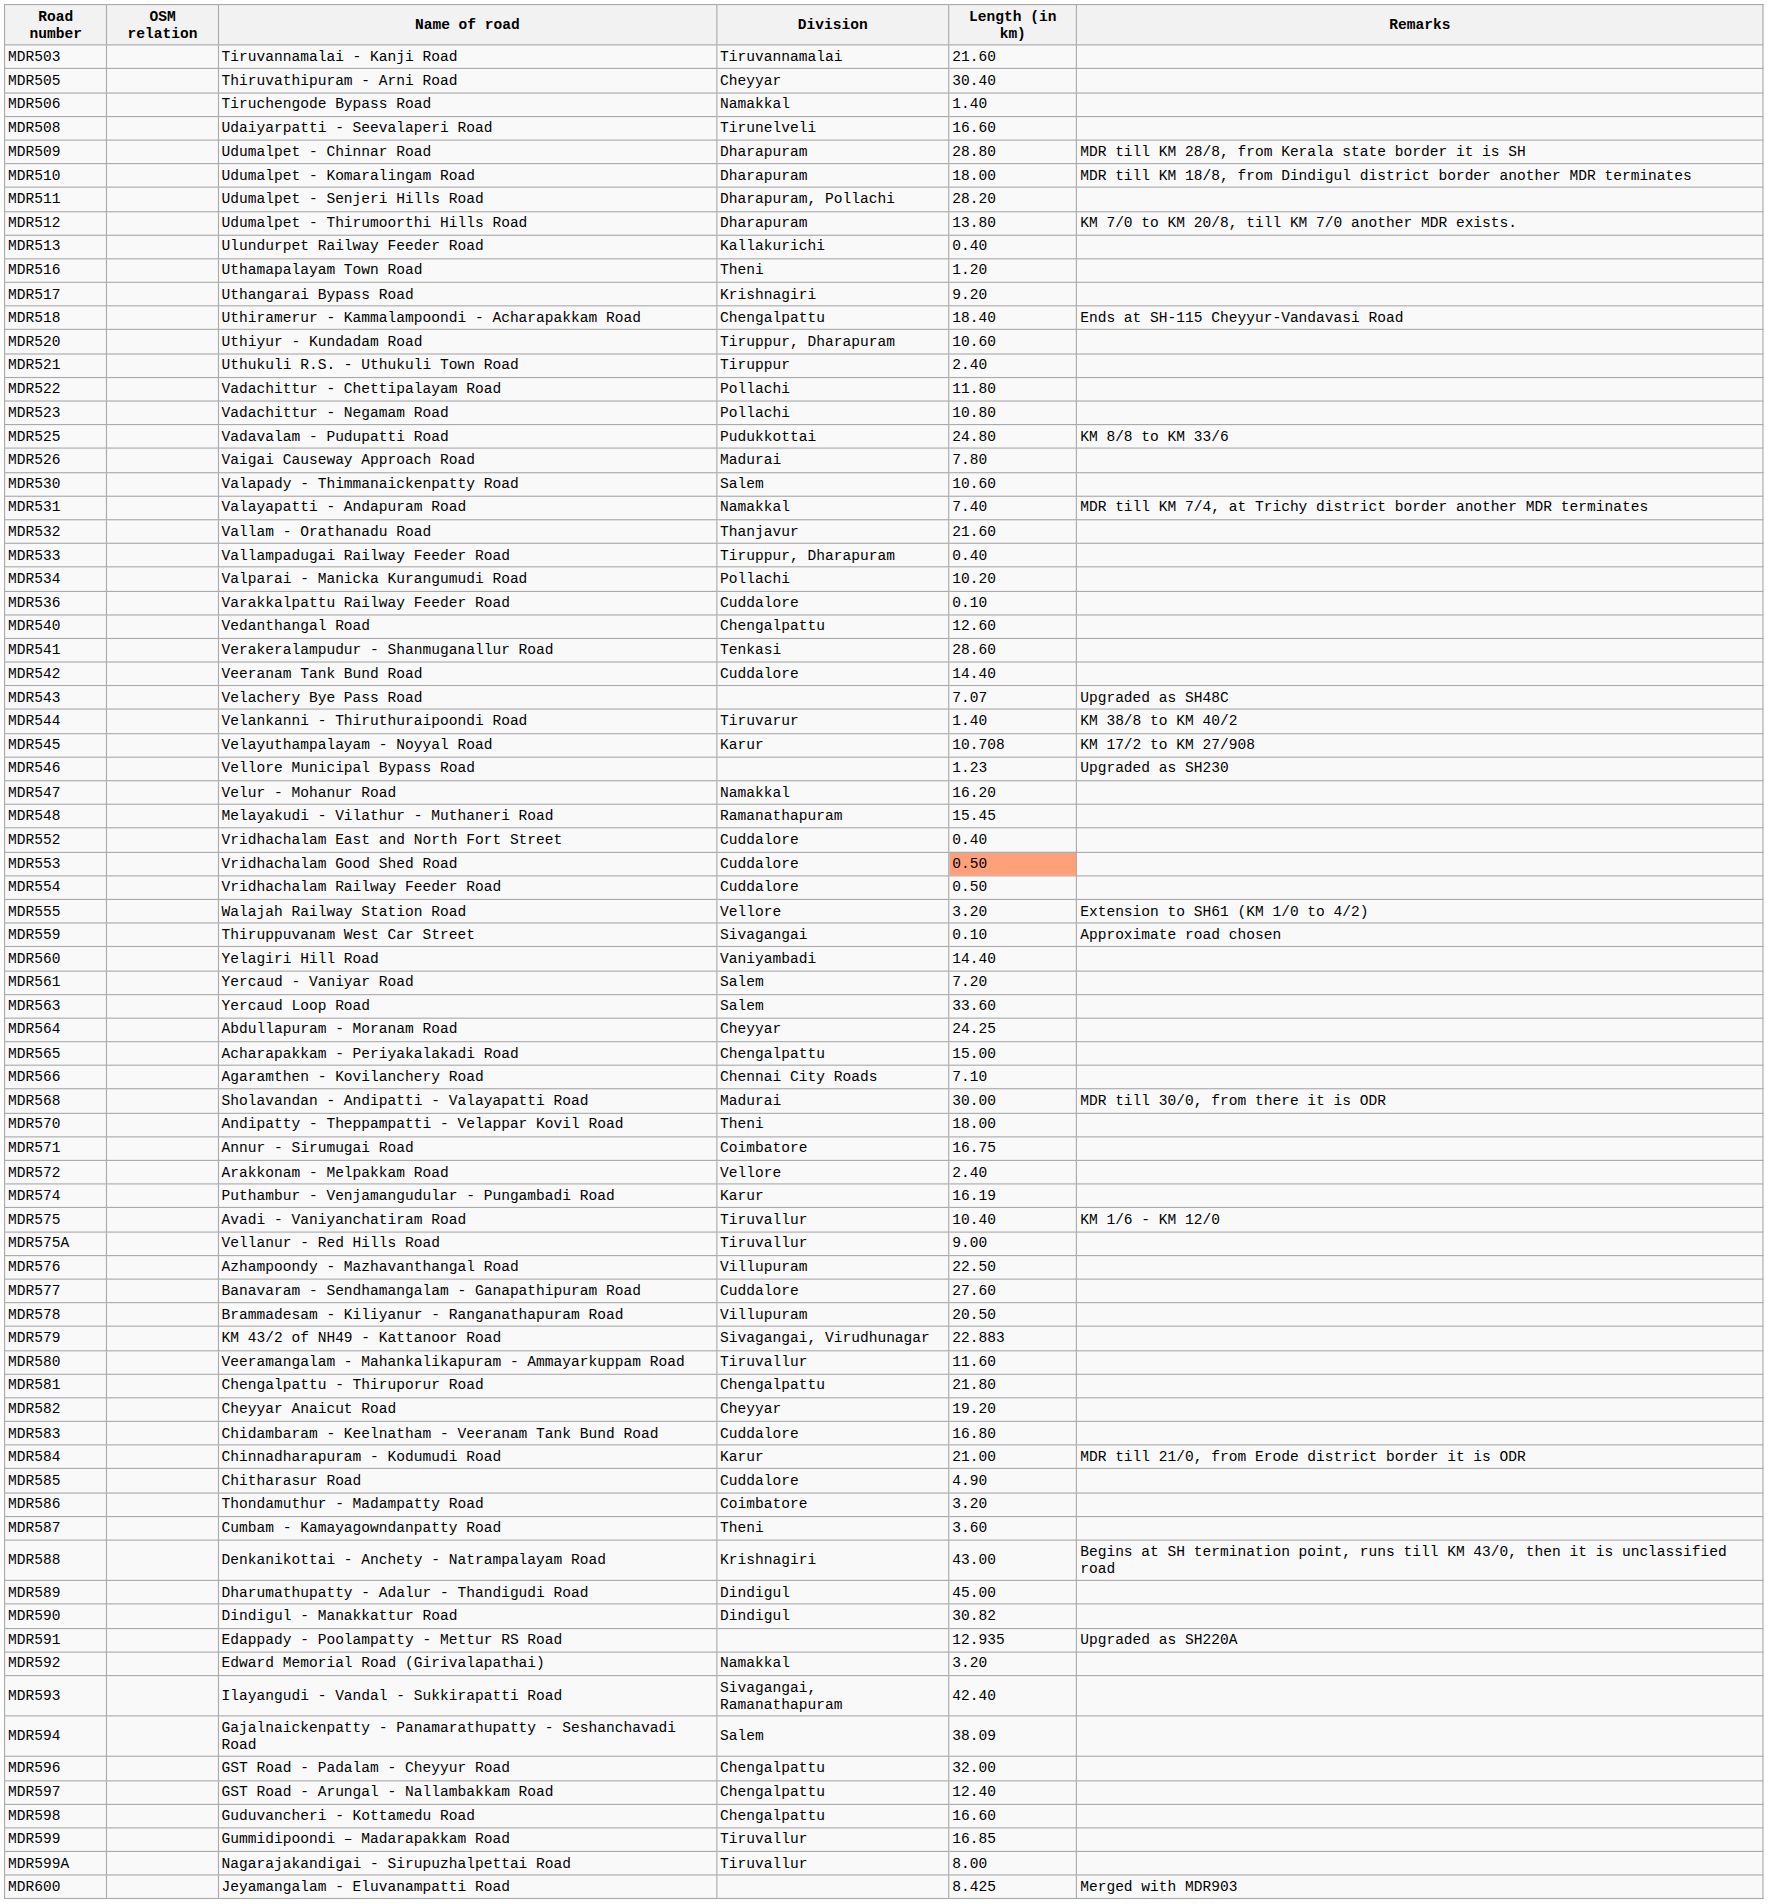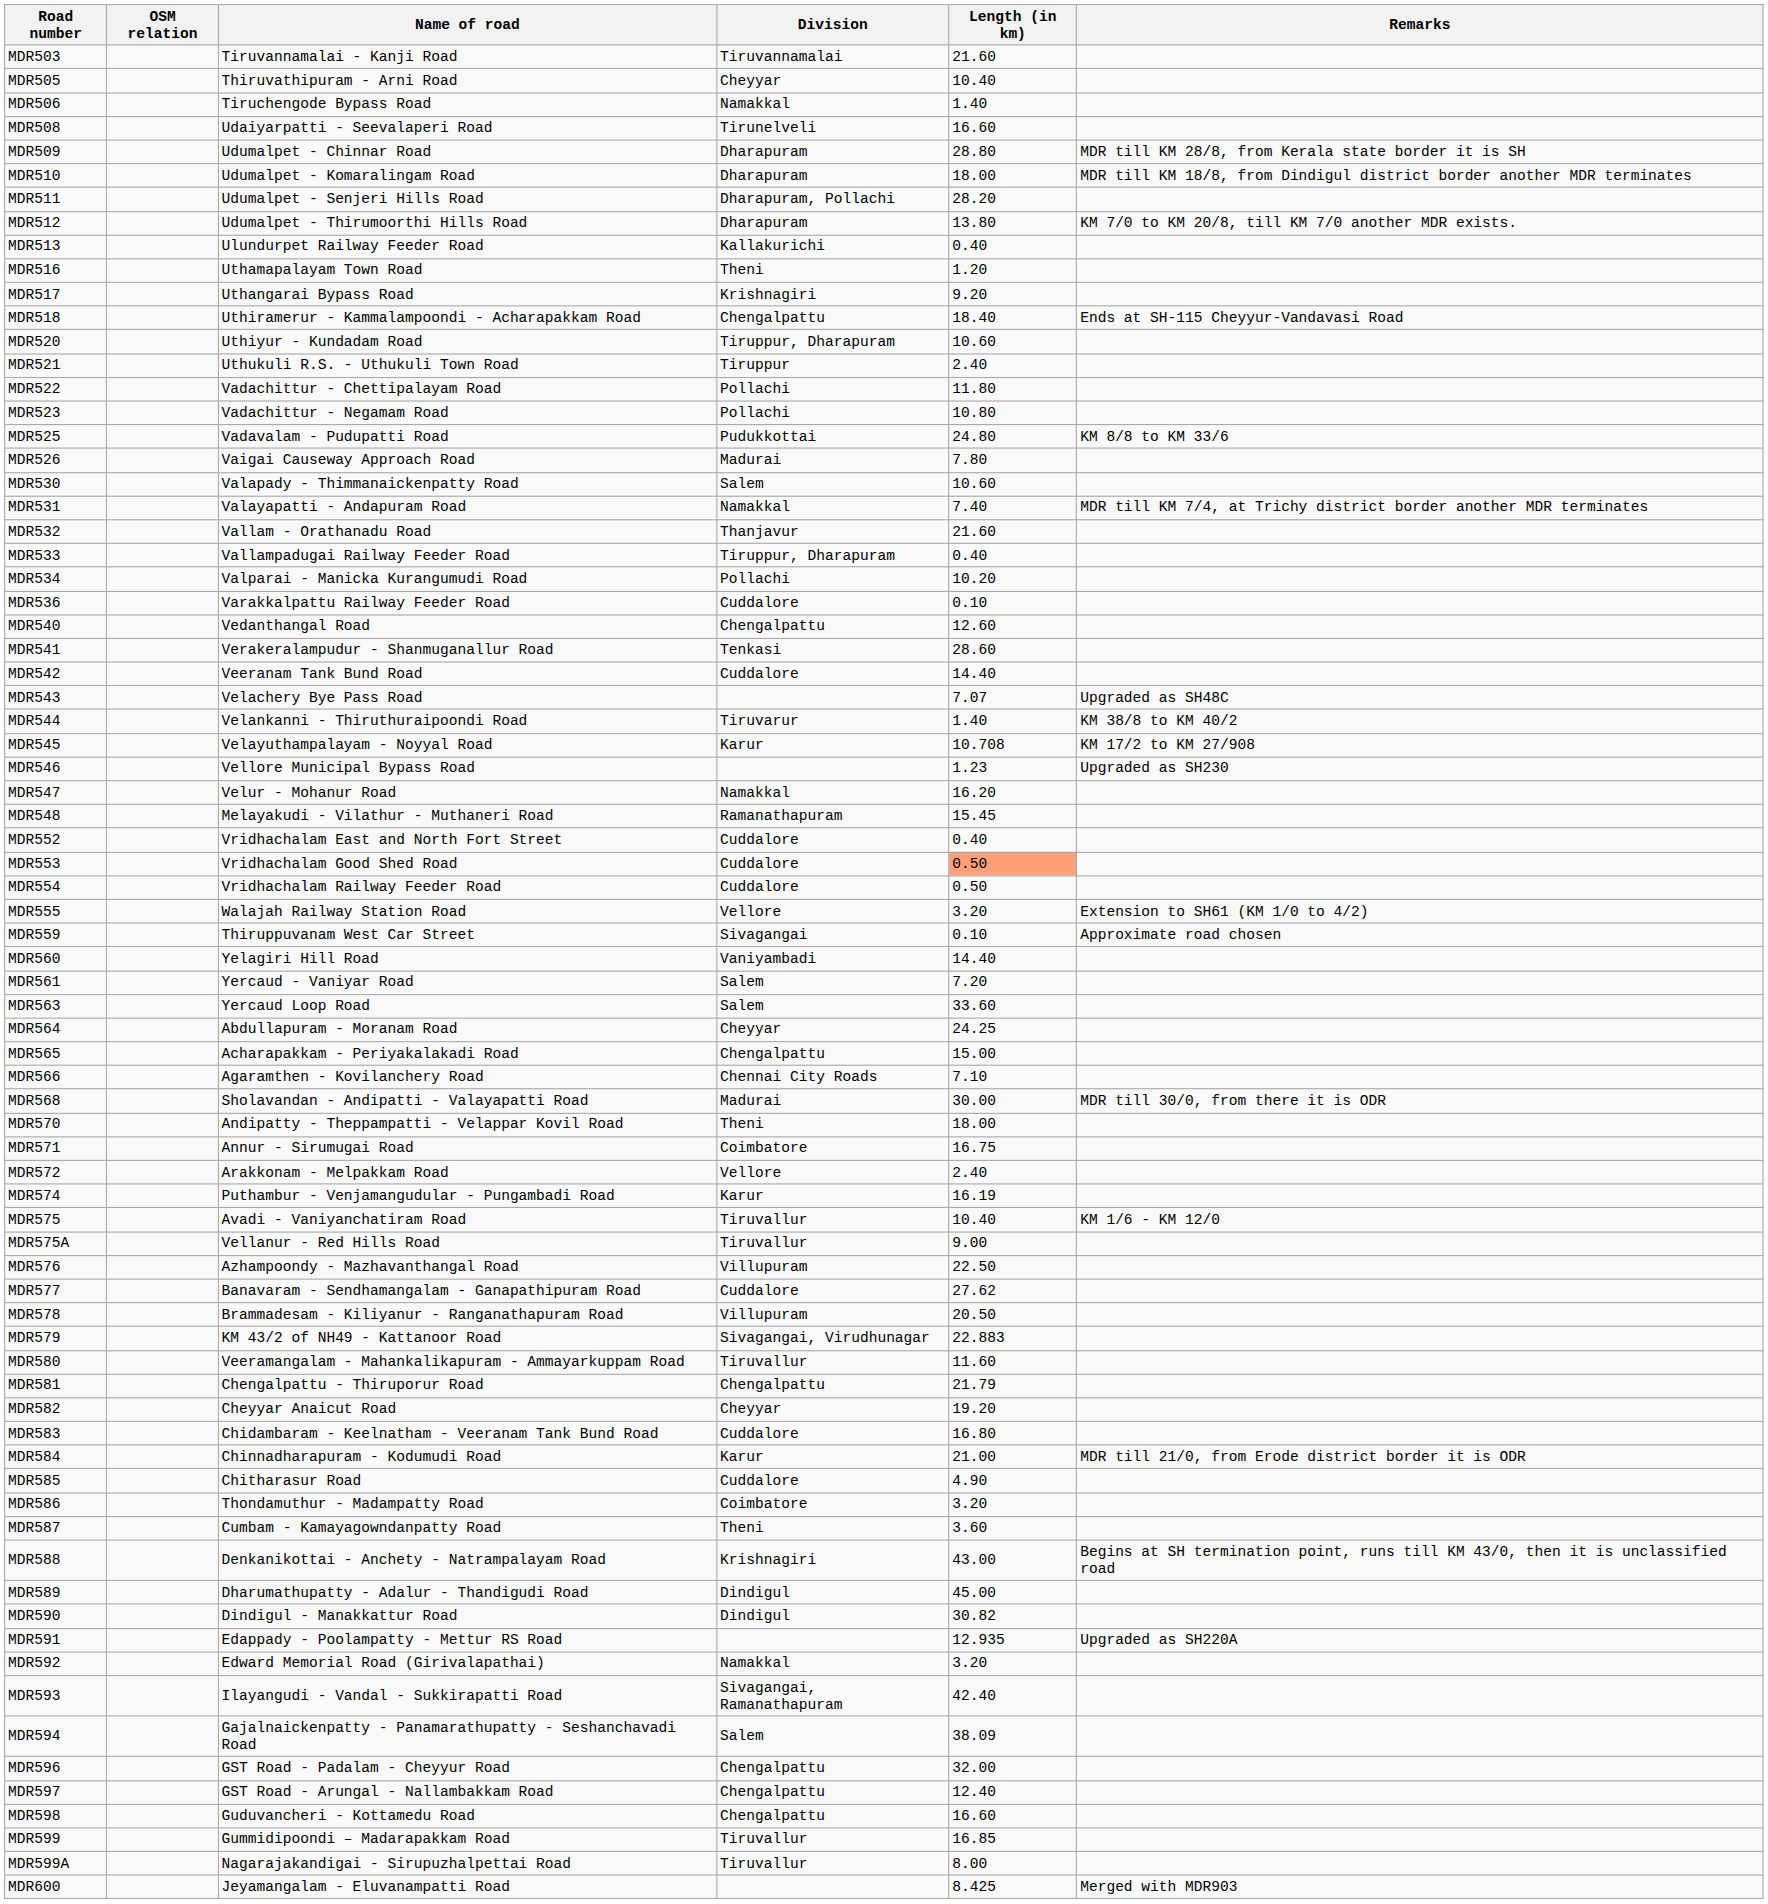(974, 81) 30.40 -> (974, 81) 10.40
(974, 1291) 27.60 -> (974, 1291) 27.62
(974, 1386) 21.80 -> (974, 1386) 21.79
